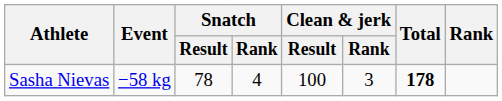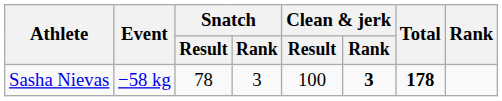(257, 80) 4 -> (257, 80) 3
(369, 80) normal -> (369, 80) bold
